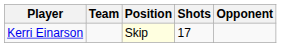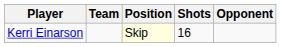(184, 33) 17 -> (184, 33) 16
